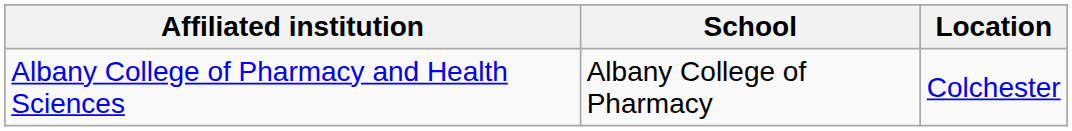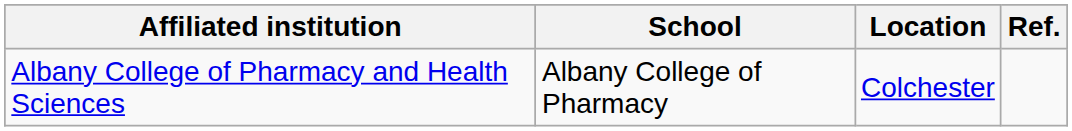+ column: (1034, 26)
